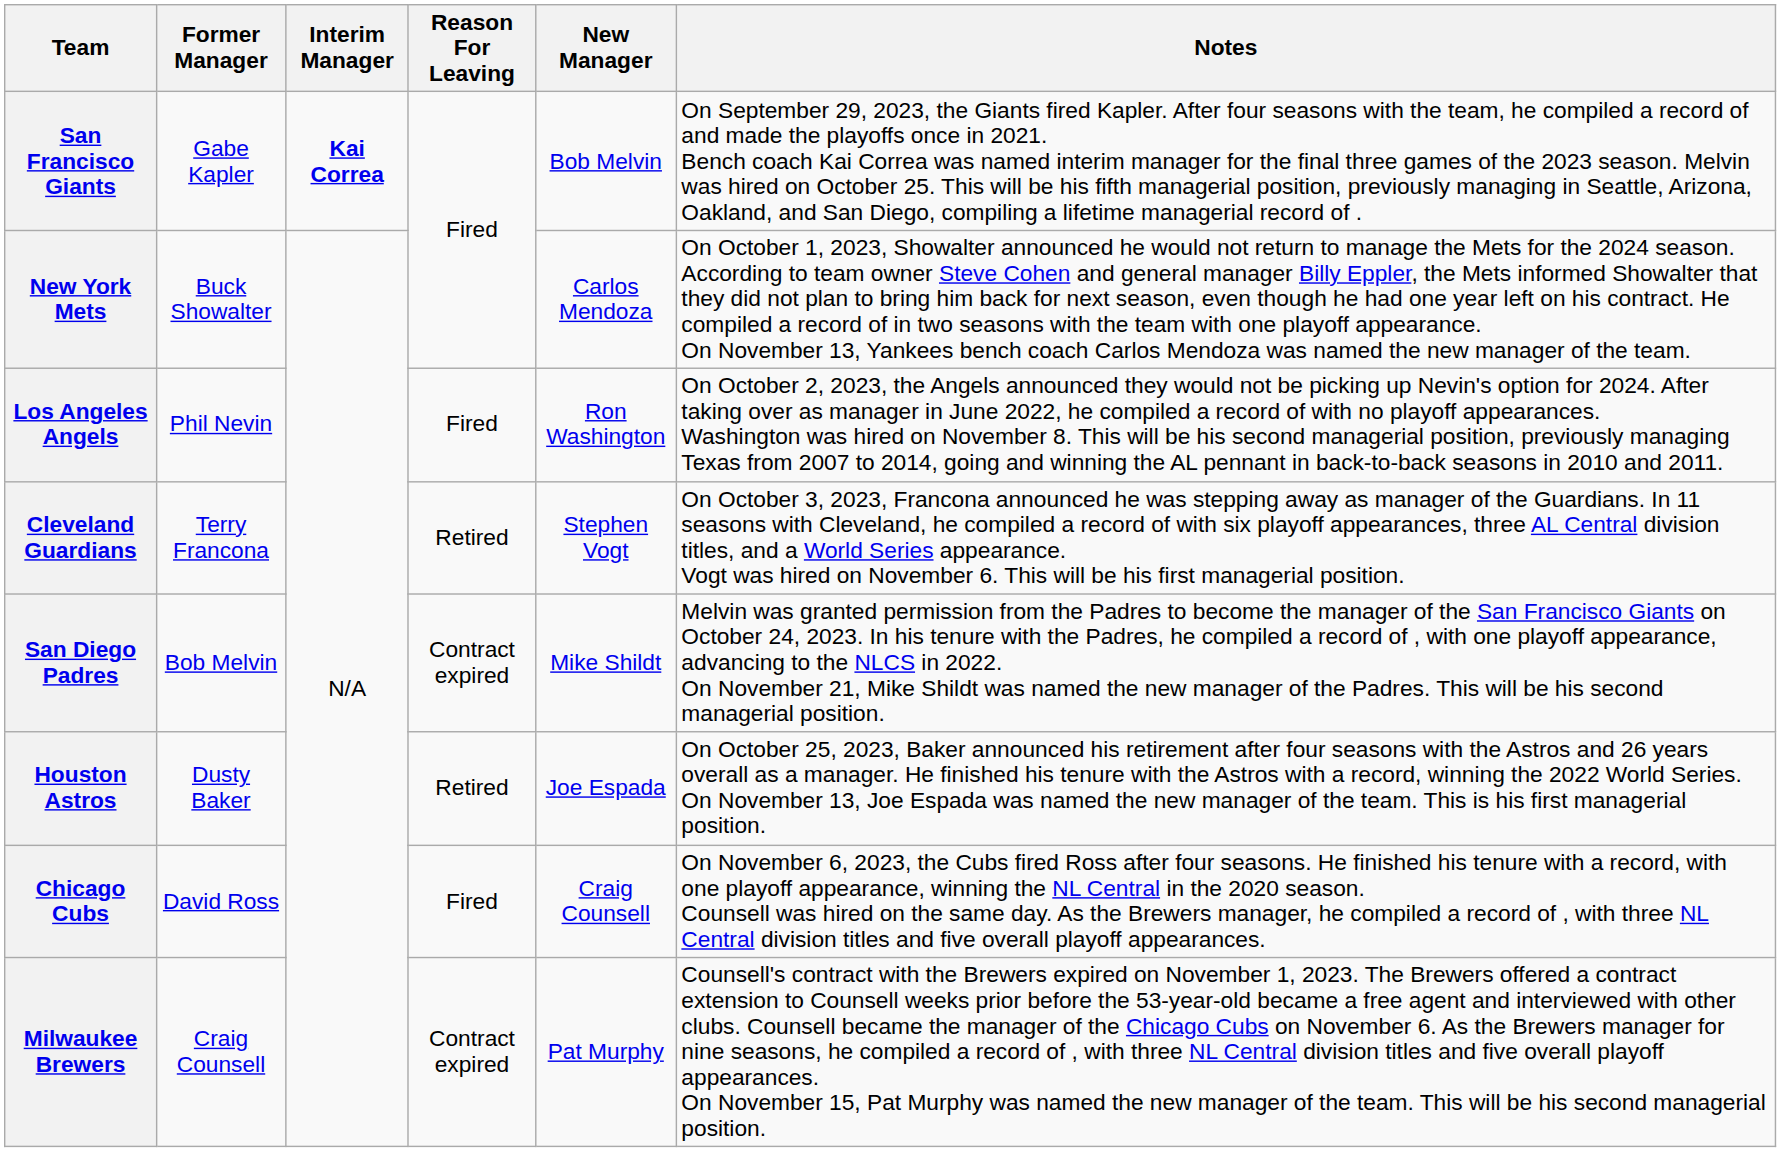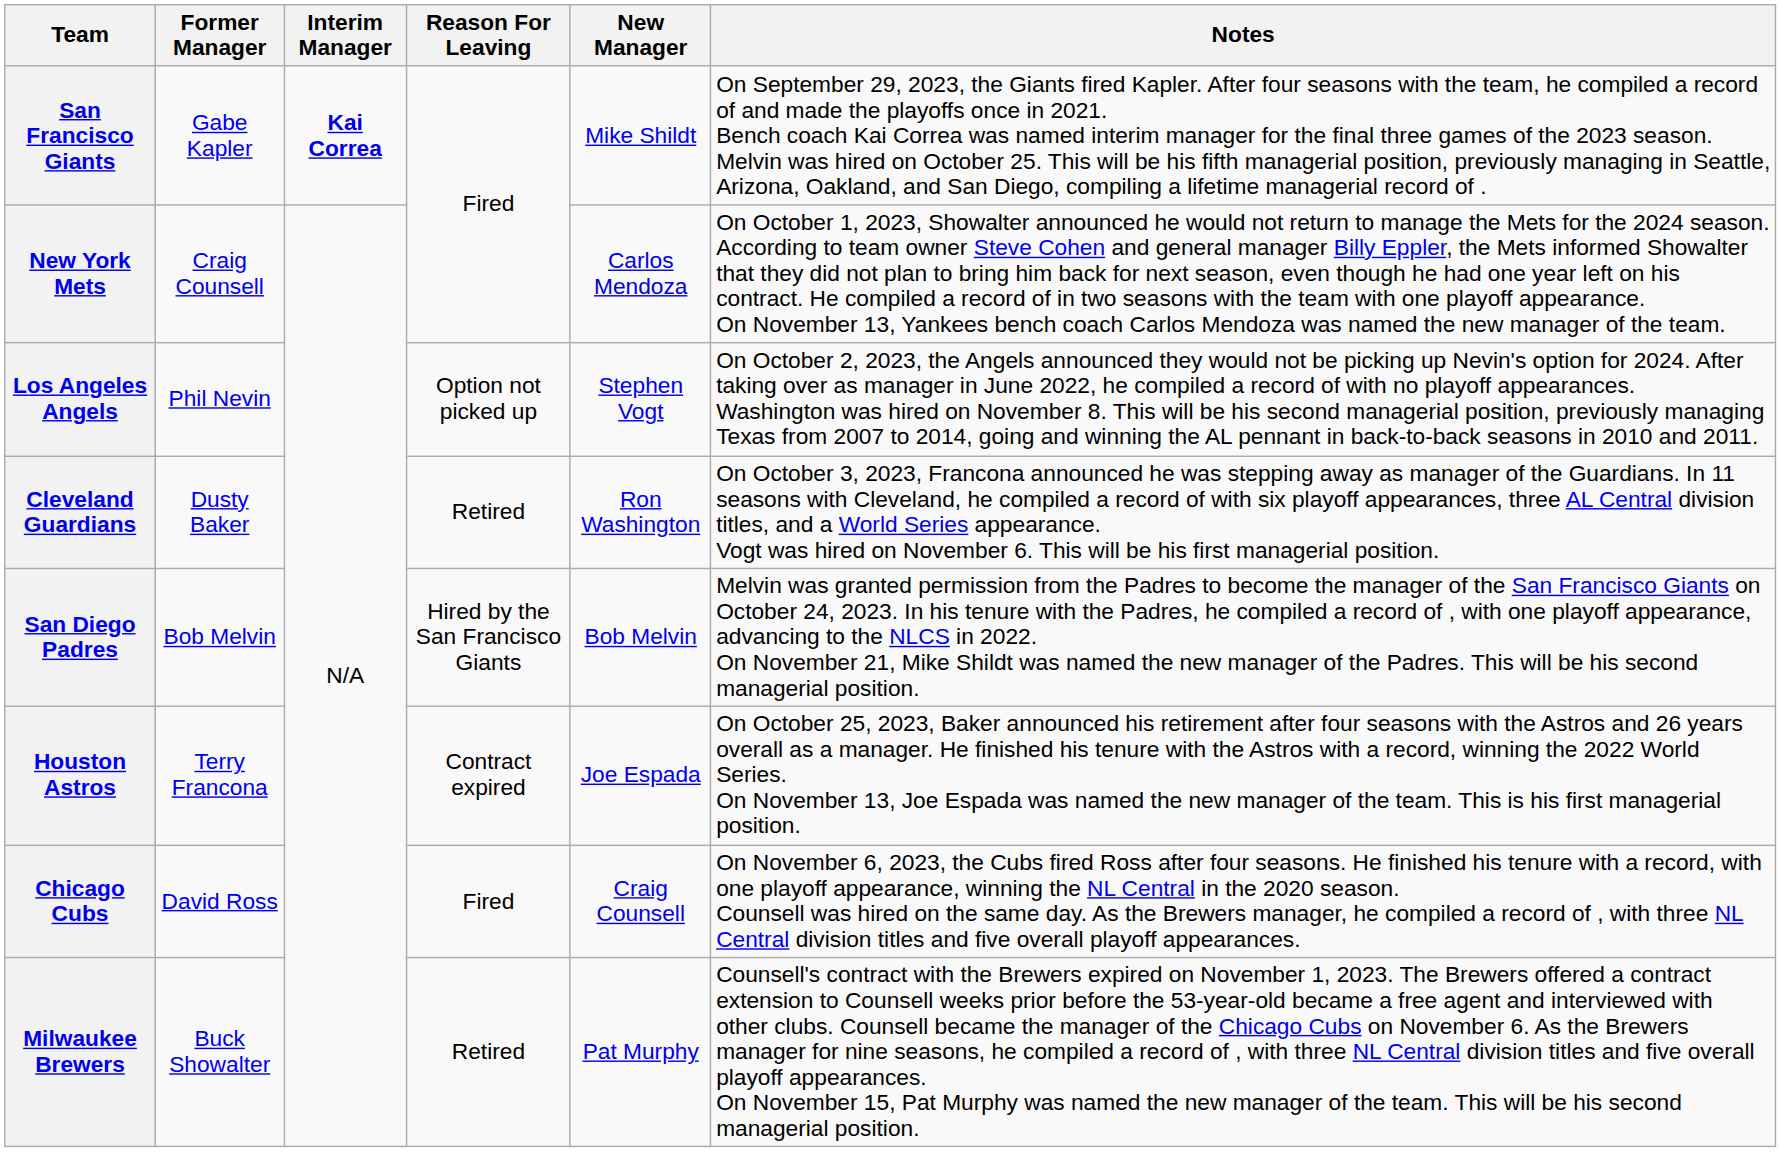(606, 160) Bob Melvin -> (641, 135) Mike Shildt
(221, 299) Buck Showalter -> (220, 273) Craig Counsell
(472, 424) Fired -> (488, 398) Option not picked up
(606, 424) Ron Washington -> (641, 398) Stephen Vogt
(221, 537) Terry Francona -> (220, 511) Dusty Baker
(606, 537) Stephen Vogt -> (641, 511) Ron Washington
(472, 662) Contract expired -> (488, 637) Hired by the San Francisco Giants
(606, 662) Mike Shildt -> (641, 637) Bob Melvin
(221, 788) Dusty Baker -> (220, 775) Terry Francona
(472, 788) Retired -> (488, 775) Contract expired
(221, 1052) Craig Counsell -> (220, 1052) Buck Showalter
(472, 1052) Contract expired -> (488, 1052) Retired
